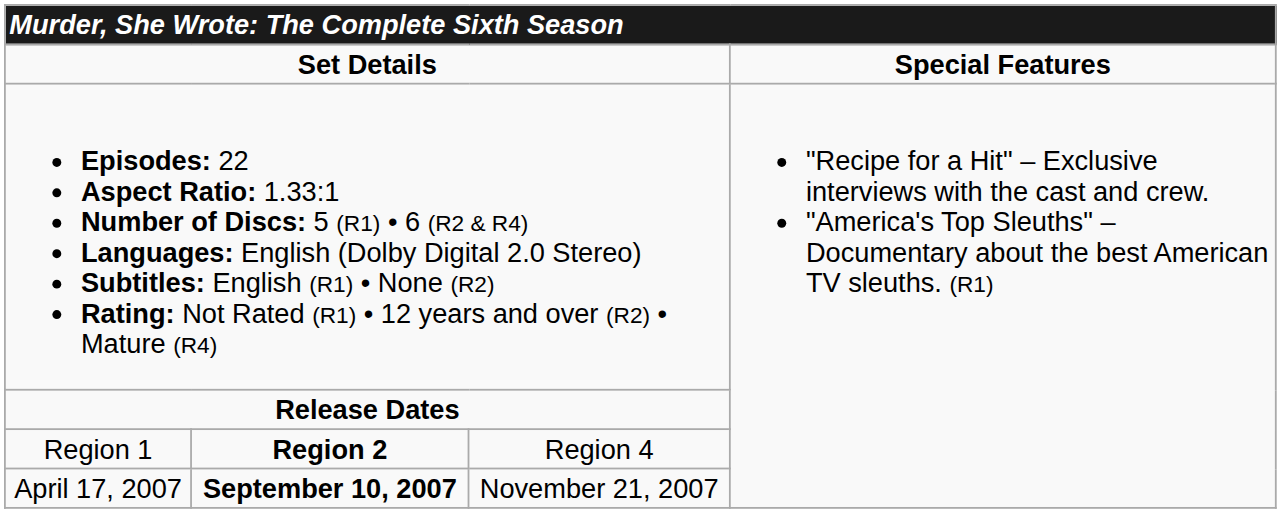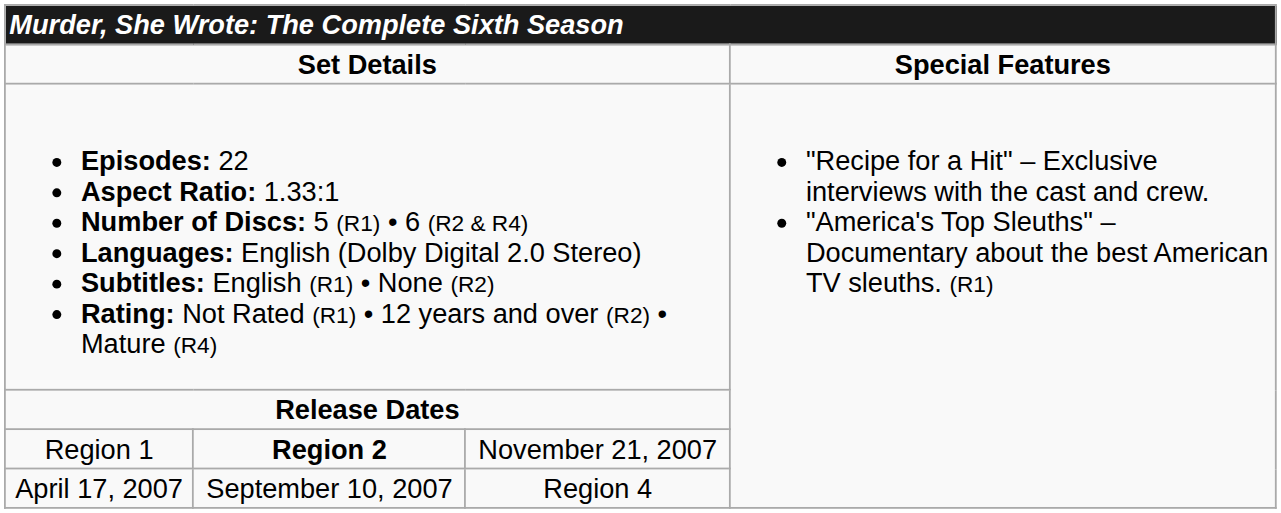(599, 449) Region 4 -> (598, 449) November 21, 2007
(330, 489) bold -> (329, 489) normal
(599, 489) November 21, 2007 -> (598, 489) Region 4
